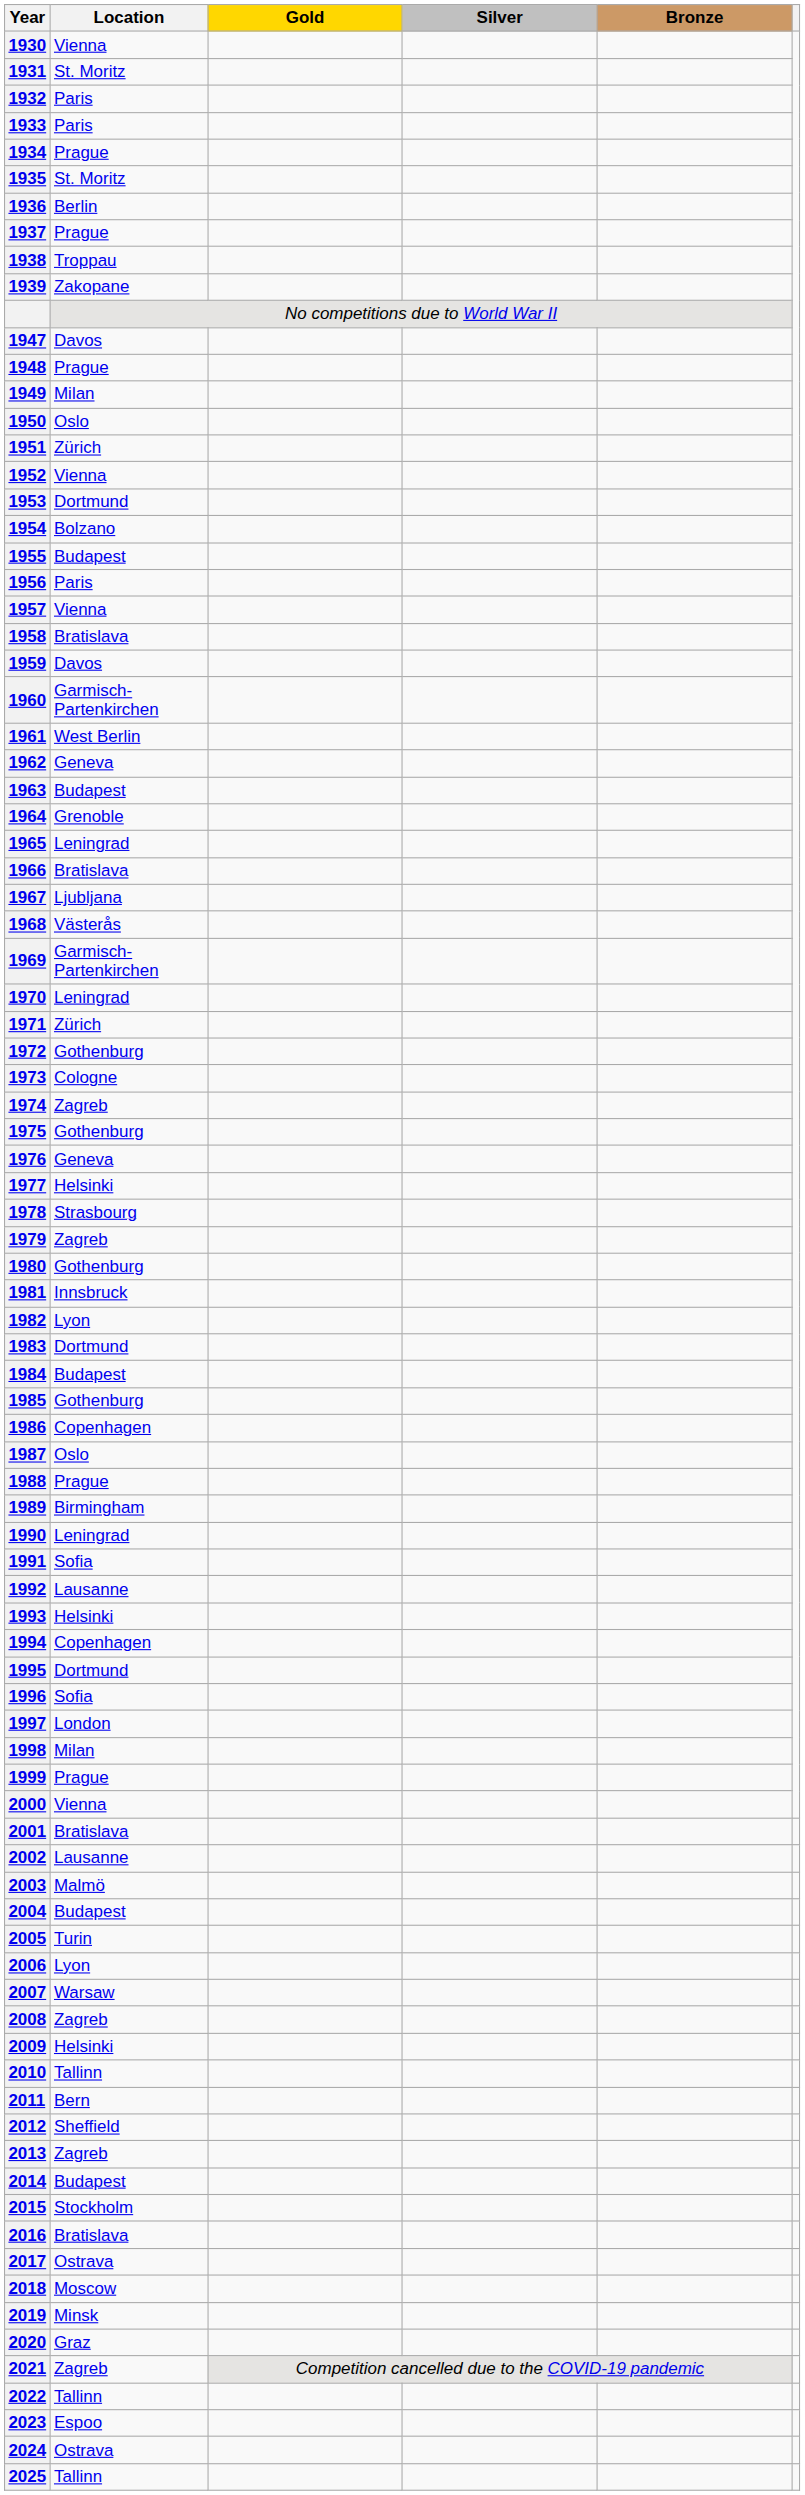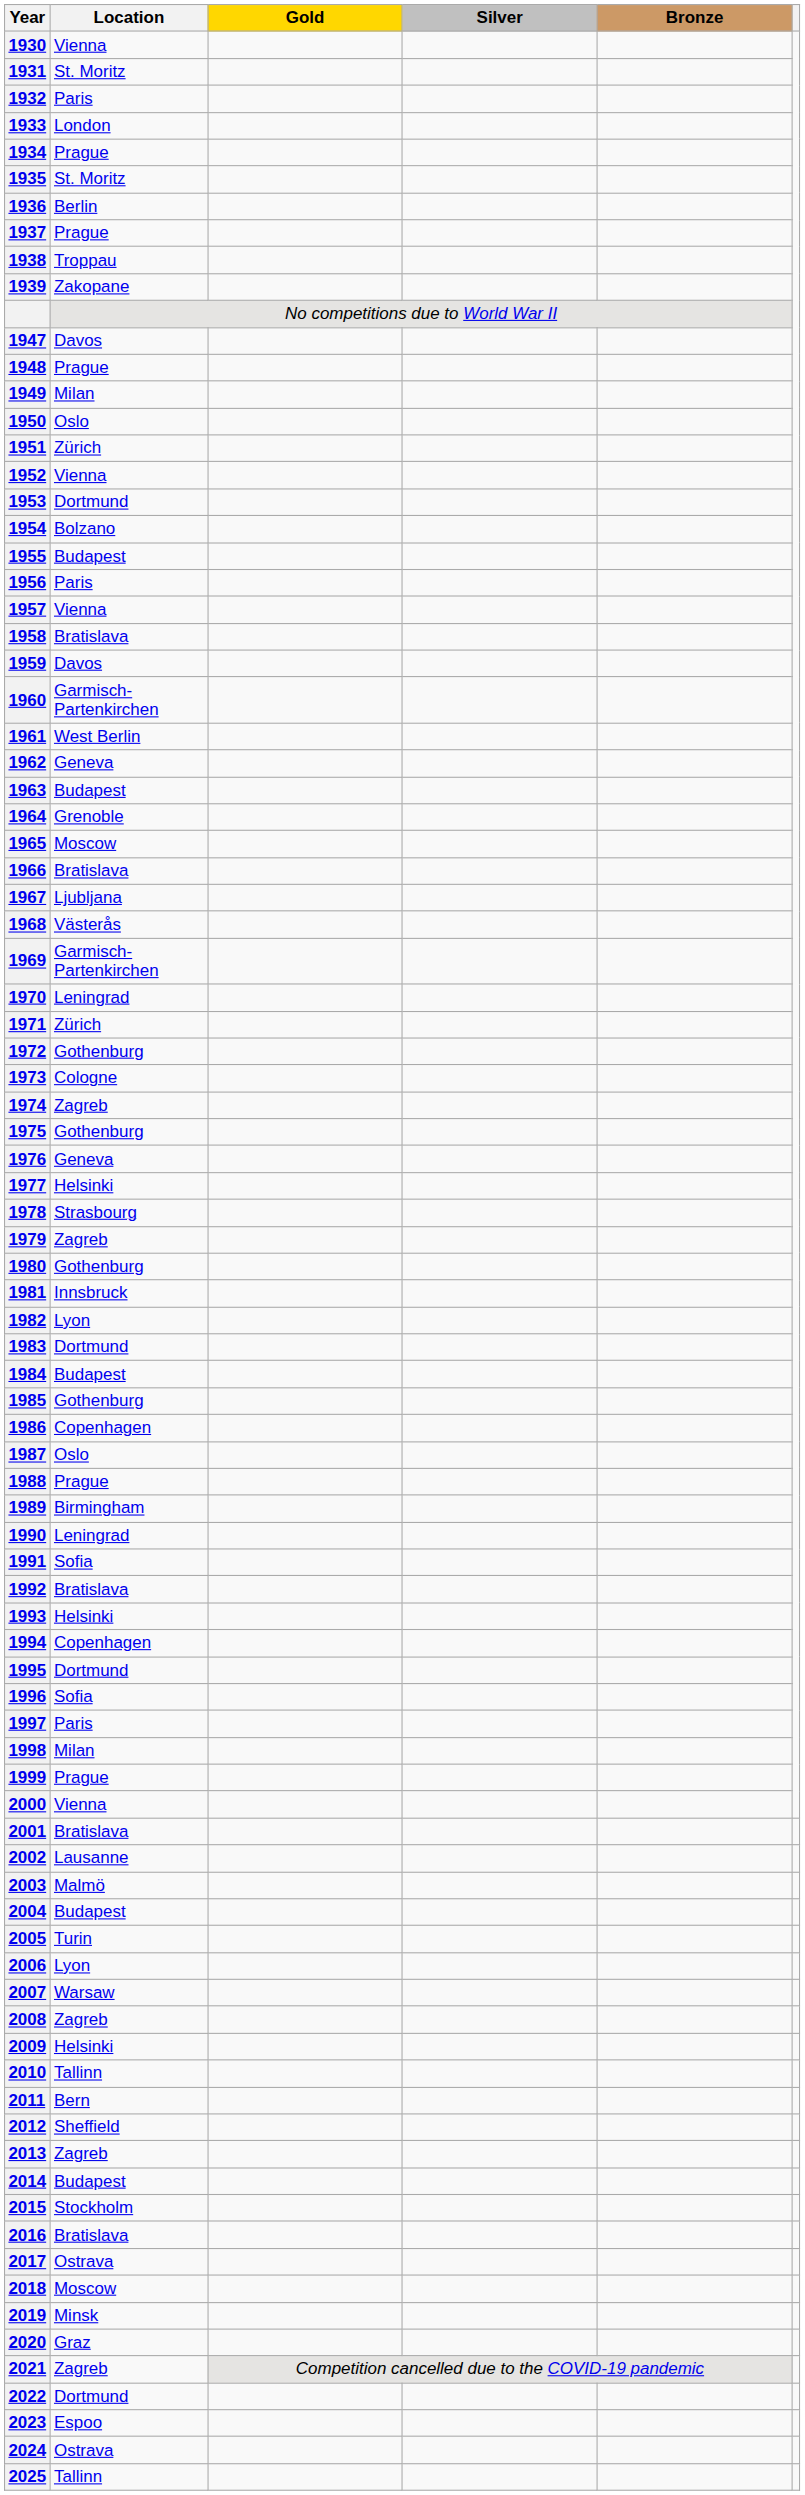(73, 125) Paris -> (82, 125) London
(92, 843) Leningrad -> (85, 843) Moscow
(91, 1589) Lausanne -> (91, 1589) Bratislava
(82, 1723) London -> (73, 1723) Paris
(78, 2396) Tallinn -> (91, 2396) Dortmund
